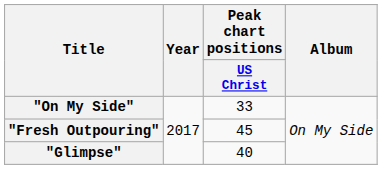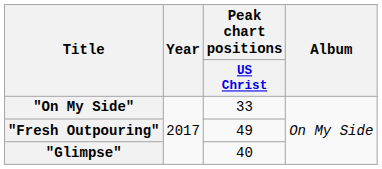(245, 130) 45 -> (245, 130) 49
